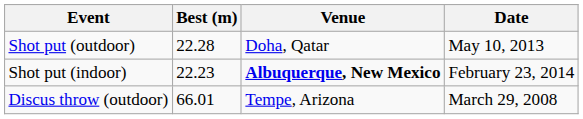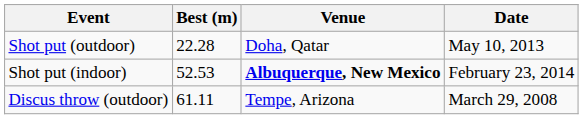(195, 72) 22.23 -> (195, 72) 52.53
(195, 99) 66.01 -> (195, 99) 61.11
